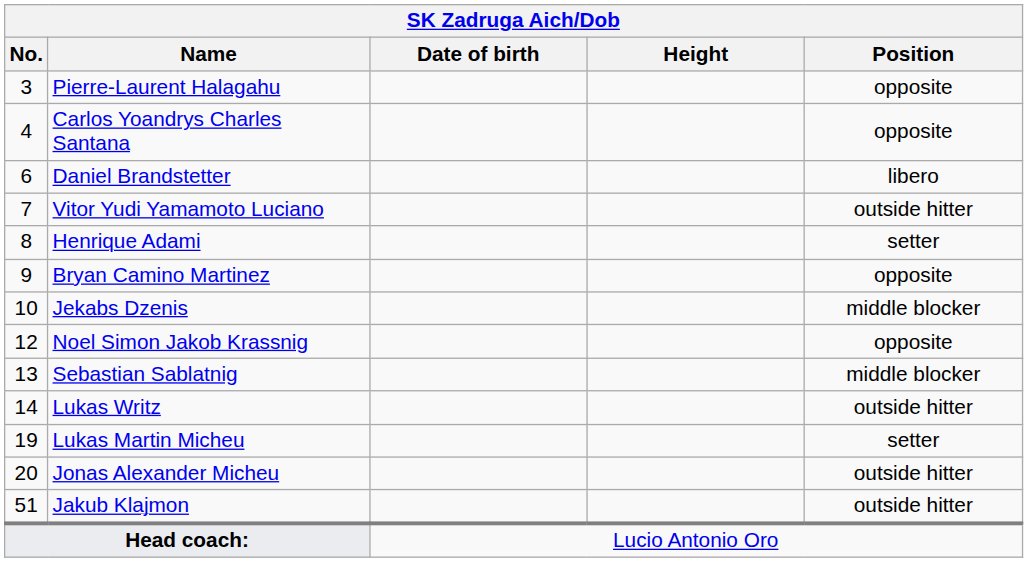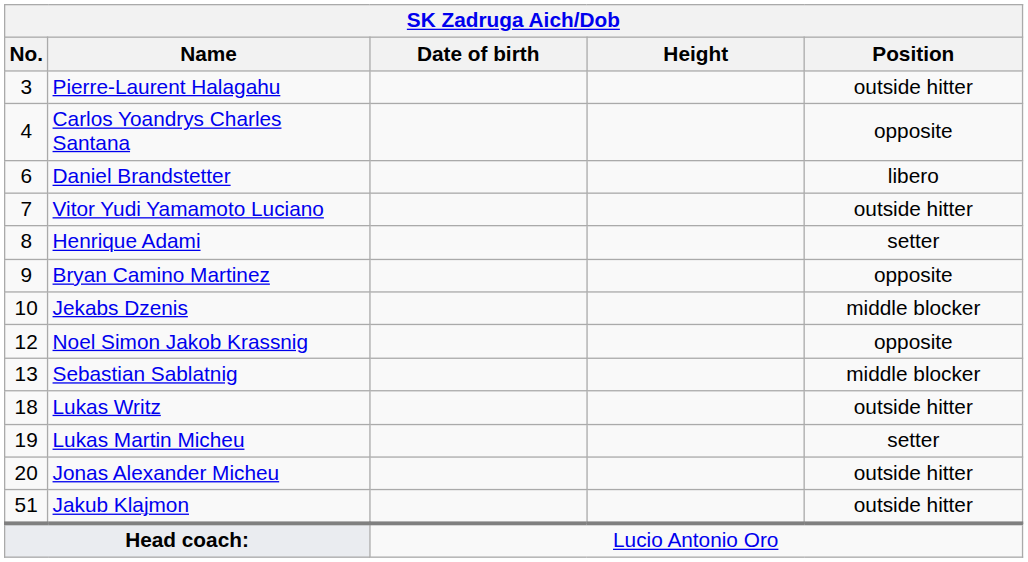(913, 86) opposite -> (913, 86) outside hitter
(26, 407) 14 -> (26, 407) 18
